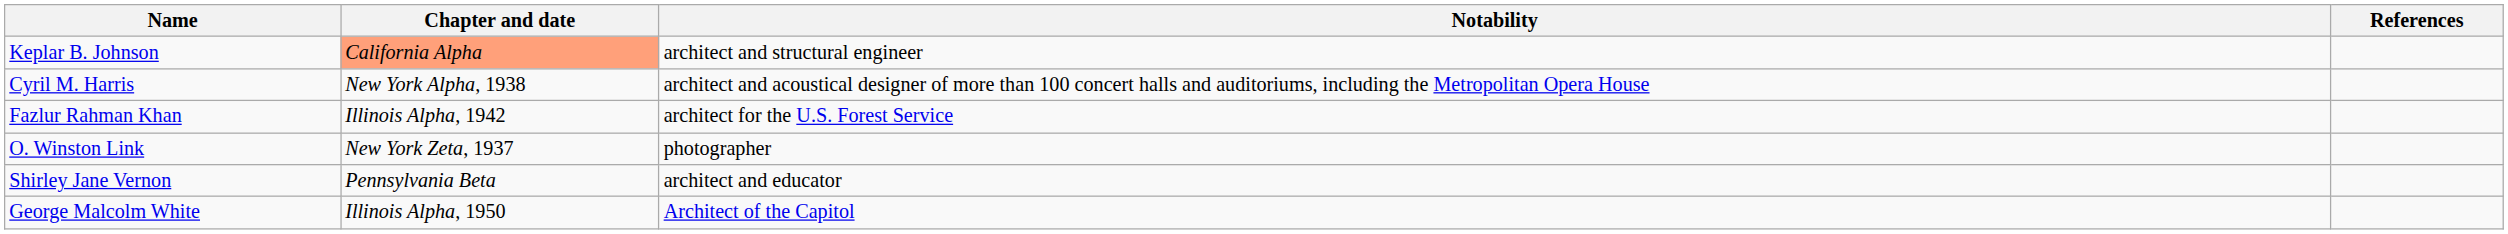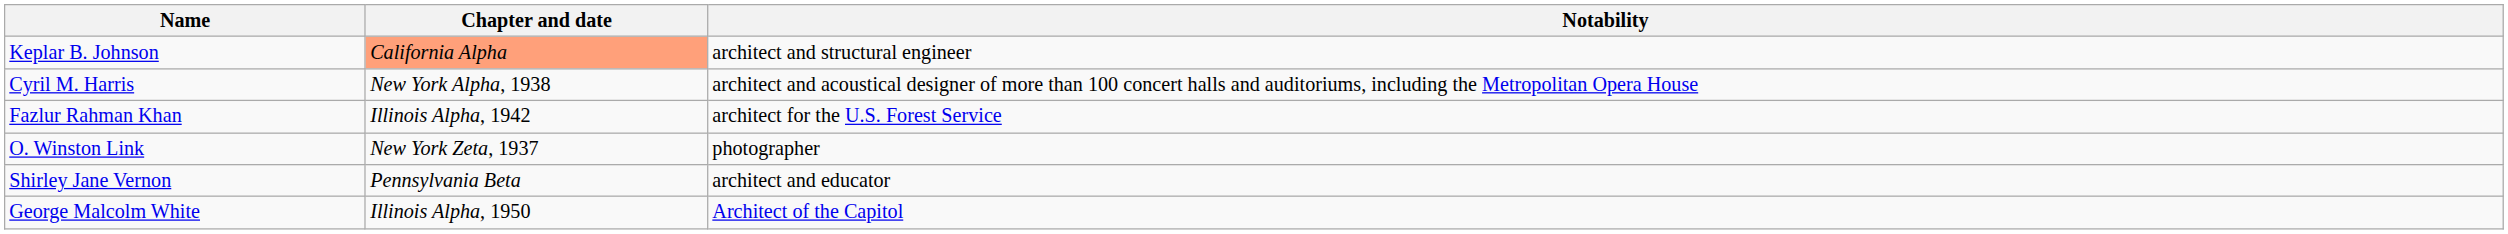- column: (2417, 20)
